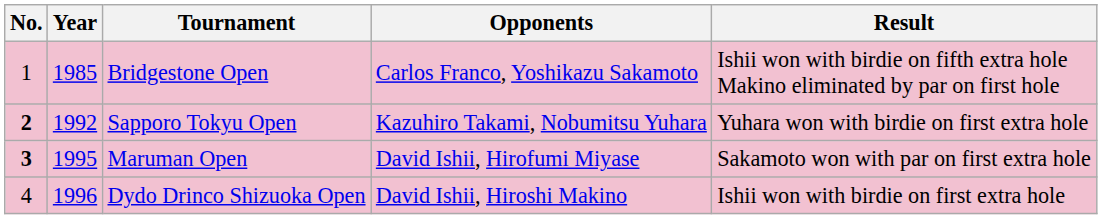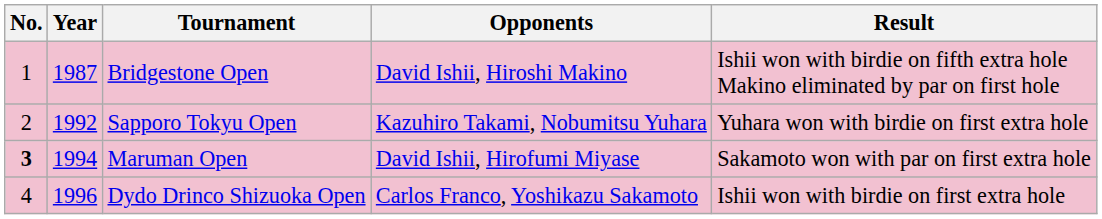(75, 72) 1985 -> (75, 72) 1987
(537, 72) Carlos Franco, Yoshikazu Sakamoto -> (501, 72) David Ishii, Hiroshi Makino
(26, 122) bold -> (26, 122) normal
(75, 159) 1995 -> (75, 159) 1994
(501, 195) David Ishii, Hiroshi Makino -> (537, 195) Carlos Franco, Yoshikazu Sakamoto
